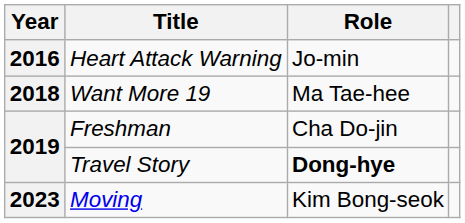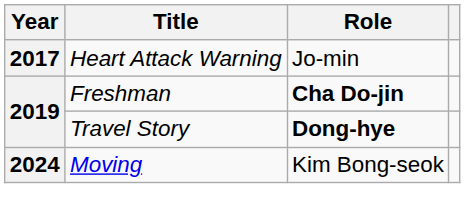(35, 57) 2016 -> (35, 57) 2017
- row: (140, 93)
(345, 128) normal -> (348, 93) bold
(35, 199) 2023 -> (35, 164) 2024
